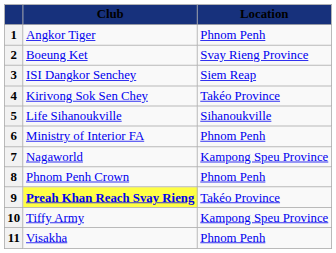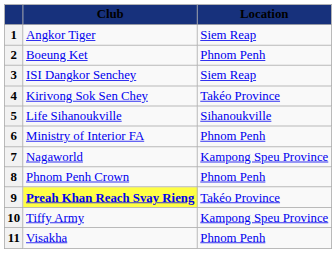(233, 34) Phnom Penh -> (228, 34) Siem Reap
(254, 55) Svay Rieng Province -> (233, 55) Phnom Penh
